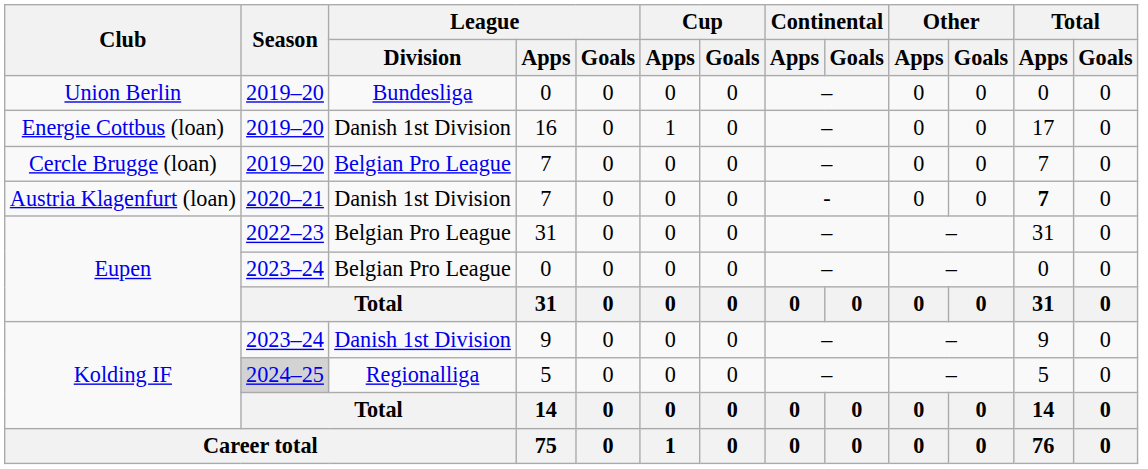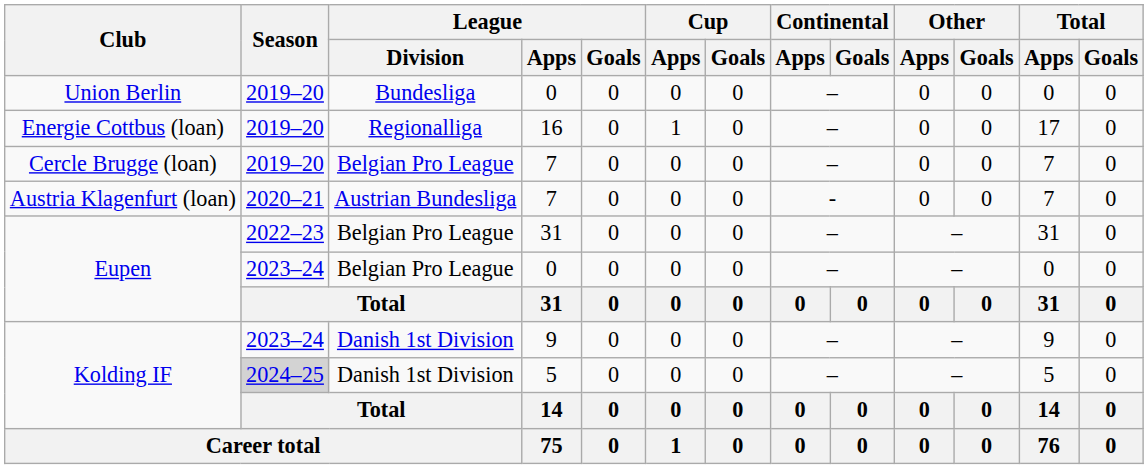(423, 127) Danish 1st Division -> (425, 127) Regionalliga
(423, 198) Danish 1st Division -> (425, 198) Austrian Bundesliga
(1043, 198) bold -> (1049, 198) normal
(423, 374) Regionalliga -> (425, 374) Danish 1st Division
